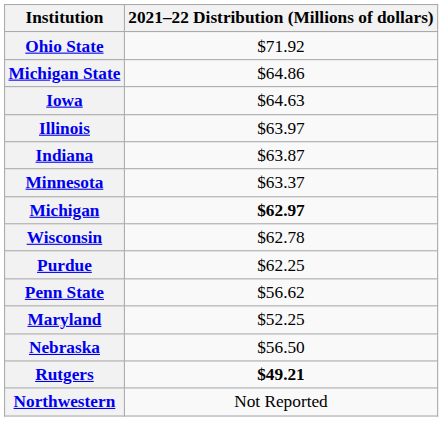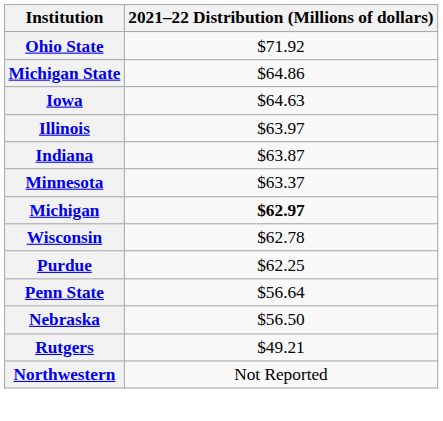(281, 292) $56.62 -> (281, 292) $56.64
- row: (64, 319)
(281, 374) bold -> (281, 347) normal
